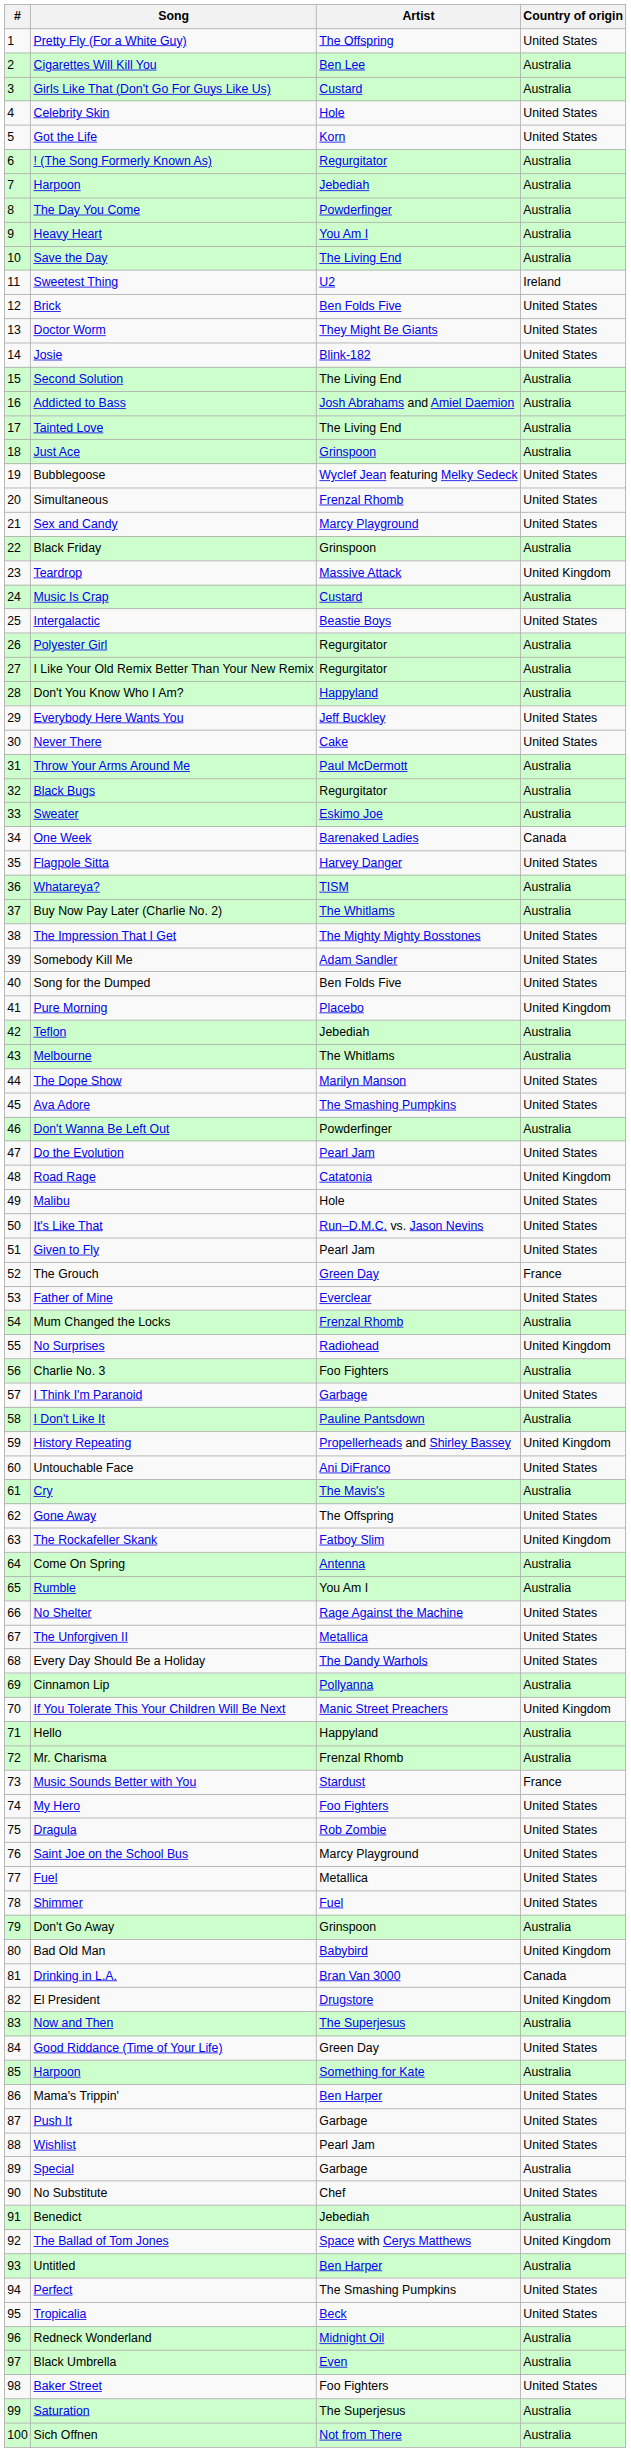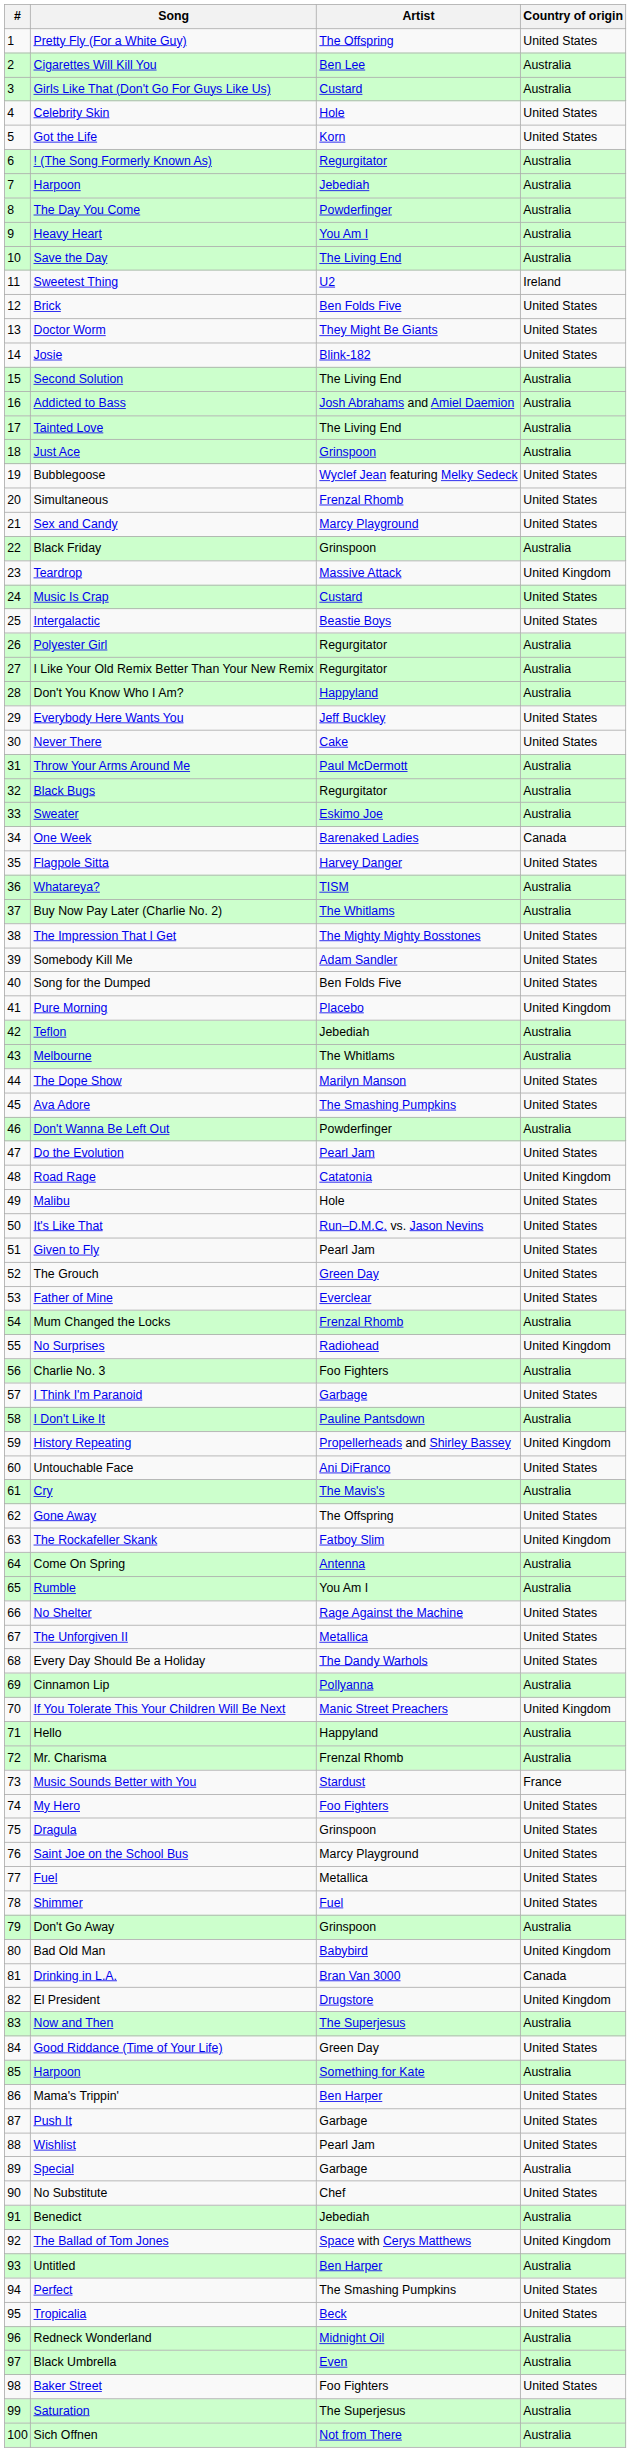(547, 596) Australia -> (560, 596) United States
(542, 1274) France -> (560, 1274) United States
(353, 1830) Rob Zombie -> (348, 1830) Grinspoon
